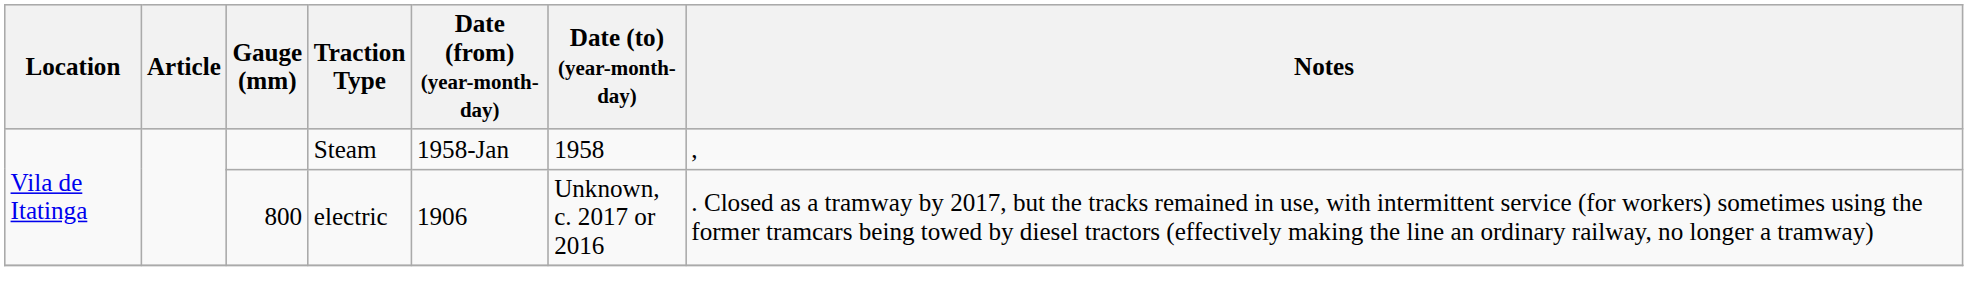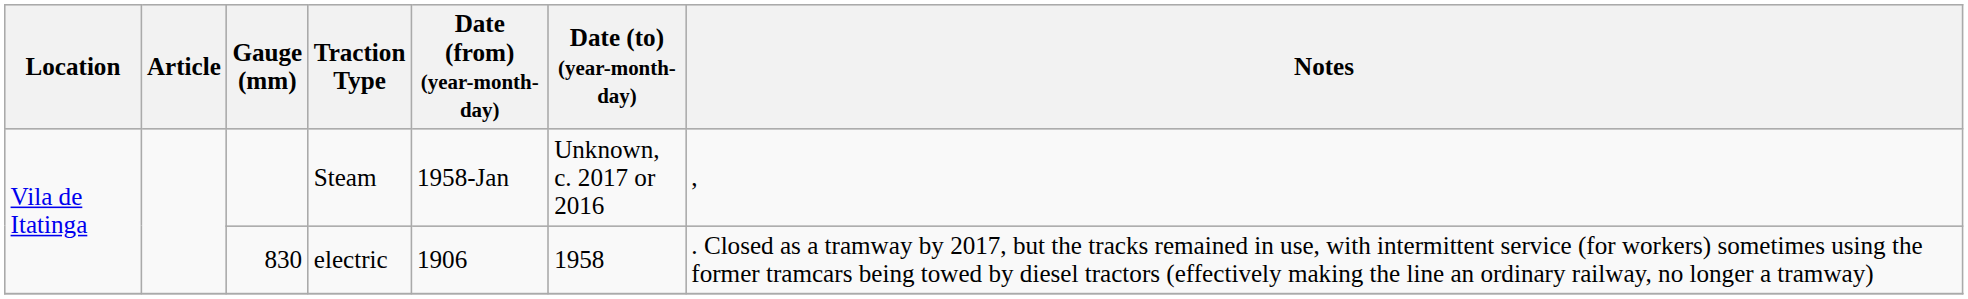(579, 149) 1958 -> (607, 177) Unknown, c. 2017 or 2016
(283, 217) 800 -> (283, 259) 830
(607, 217) Unknown, c. 2017 or 2016 -> (579, 259) 1958
